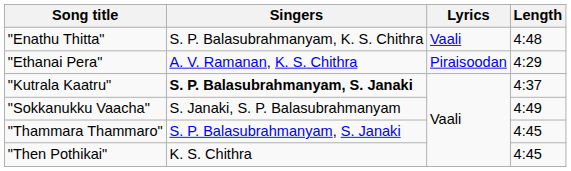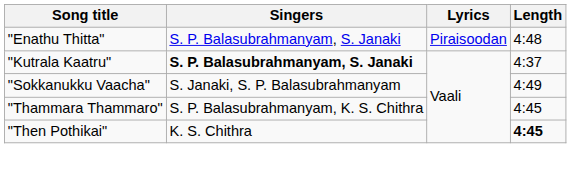(296, 39) S. P. Balasubrahmanyam, K. S. Chithra -> (285, 39) S. P. Balasubrahmanyam, S. Janaki
(446, 39) Vaali -> (468, 39) Piraisoodan
- row: (55, 62)
(285, 131) S. P. Balasubrahmanyam, S. Janaki -> (296, 108) S. P. Balasubrahmanyam, K. S. Chithra
(528, 154) normal -> (528, 131) bold
